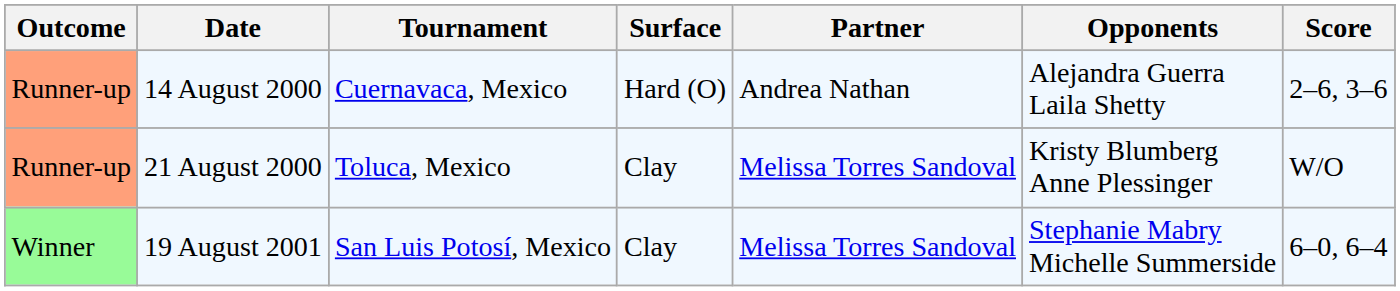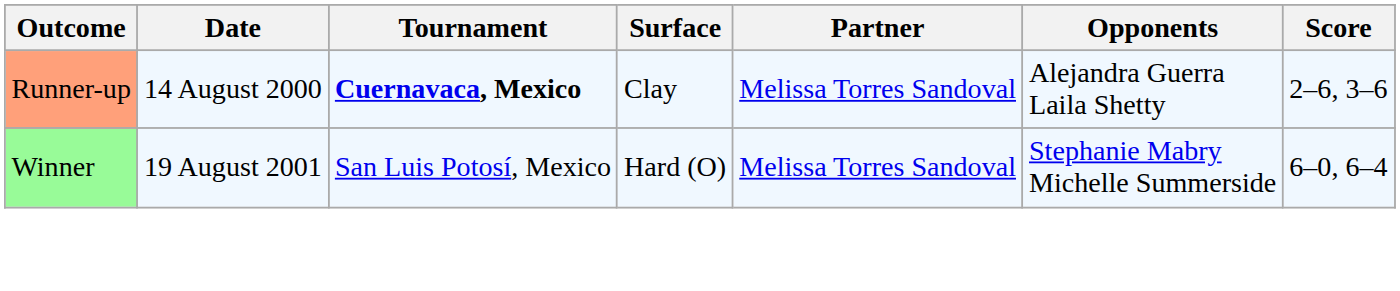(451, 88) normal -> (458, 88) bold
(675, 88) Hard (O) -> (651, 88) Clay
(825, 88) Andrea Nathan -> (878, 88) Melissa Torres Sandoval
- row: (233, 166)
(651, 245) Clay -> (675, 166) Hard (O)
